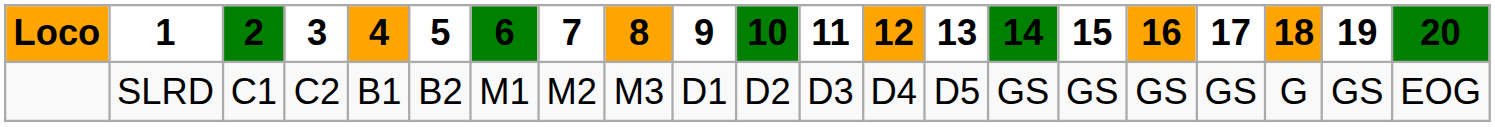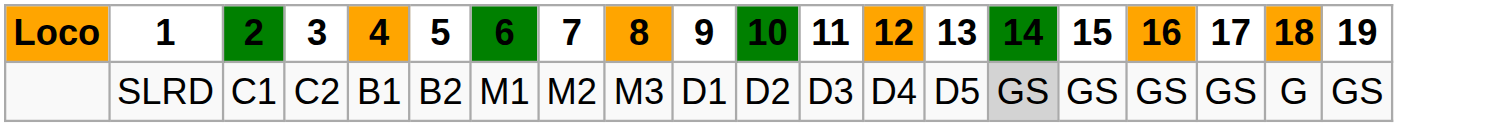- column: (1441, 33)
(1023, 90) no background -> (1023, 90) lightgrey background
